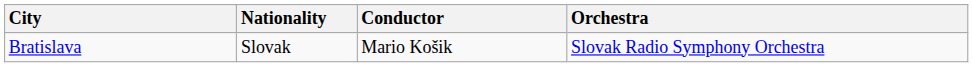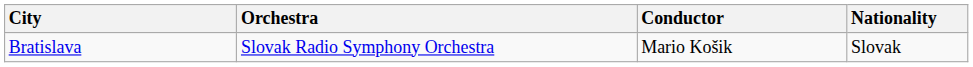columns swapped: (610, 18) <-> (284, 18)
